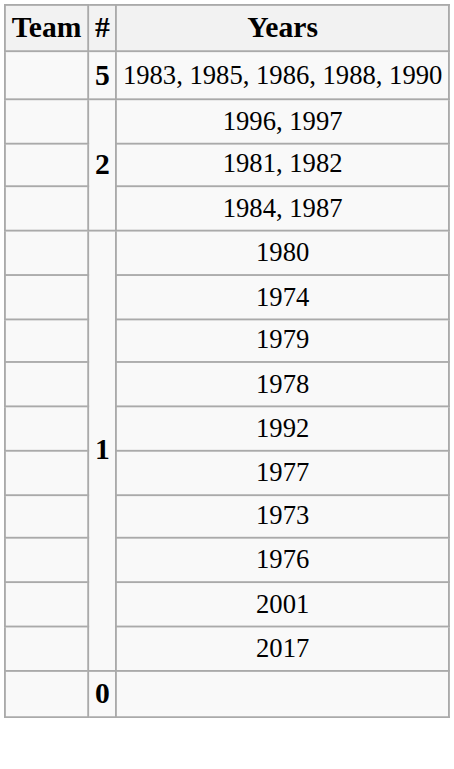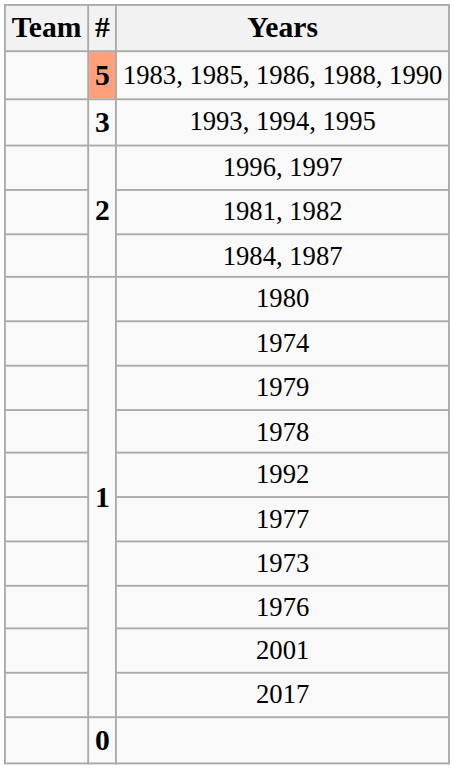(102, 74) no background -> (102, 74) lightsalmon background
+ row: (283, 121)
